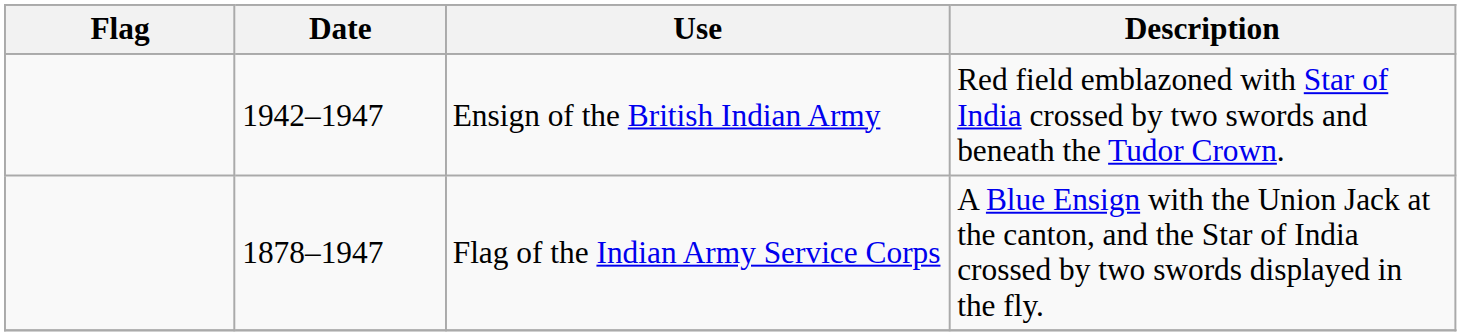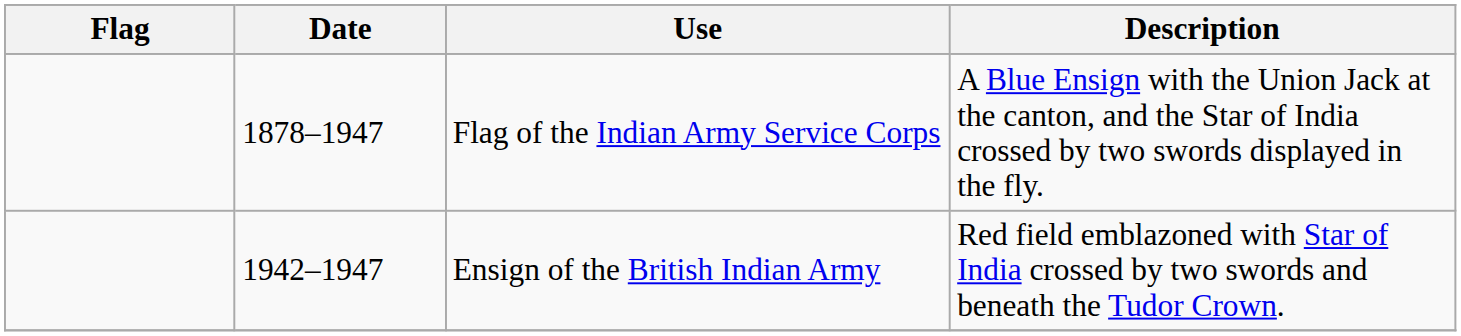rows swapped: (667, 114) <-> (697, 252)
